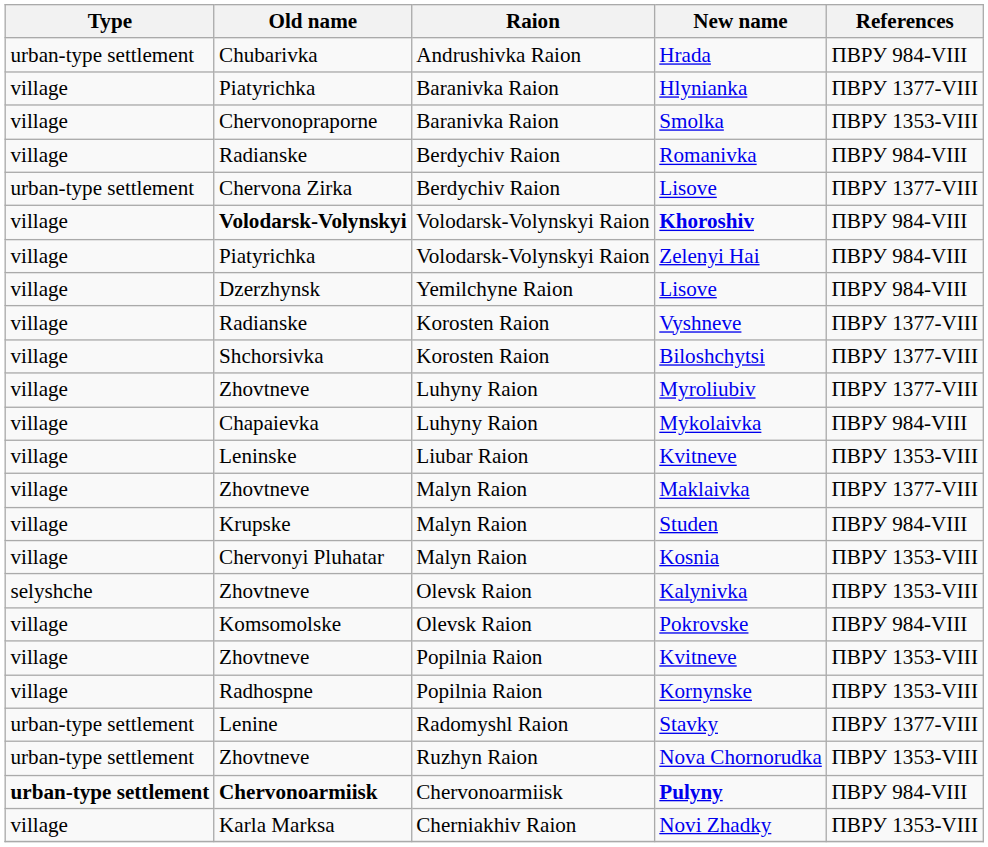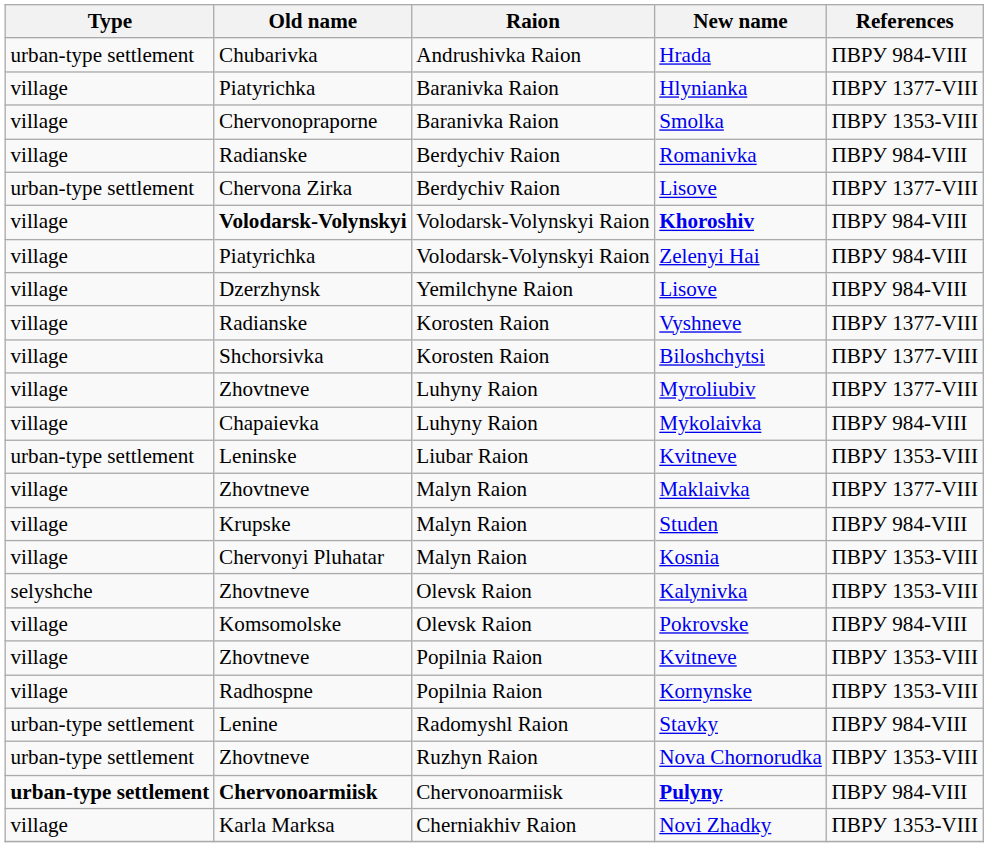(39, 456) village -> (102, 456) urban-type settlement
(905, 724) ПВРУ 1377-VIII -> (899, 724) ПВРУ 984-VIII
